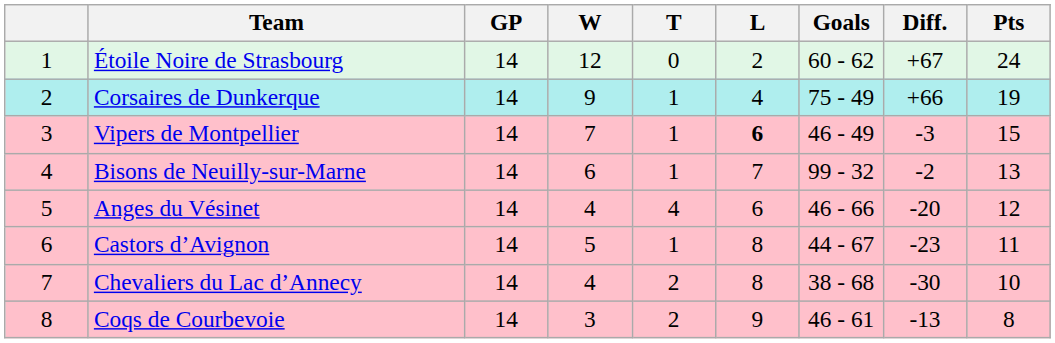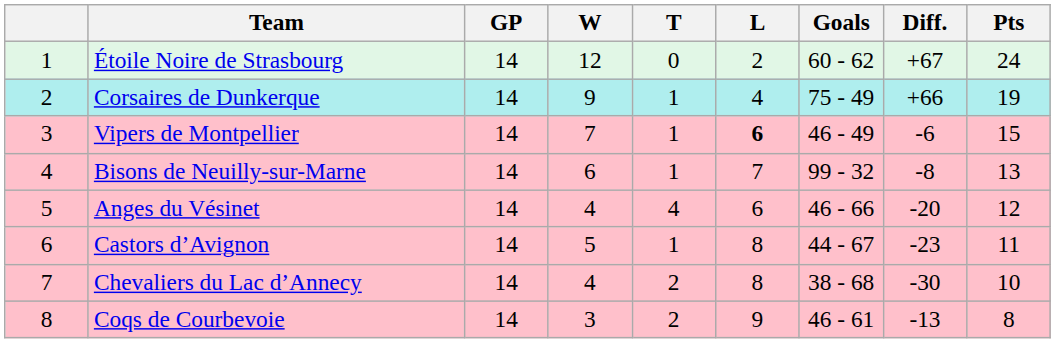(925, 134) -3 -> (925, 134) -6
(925, 171) -2 -> (925, 171) -8
